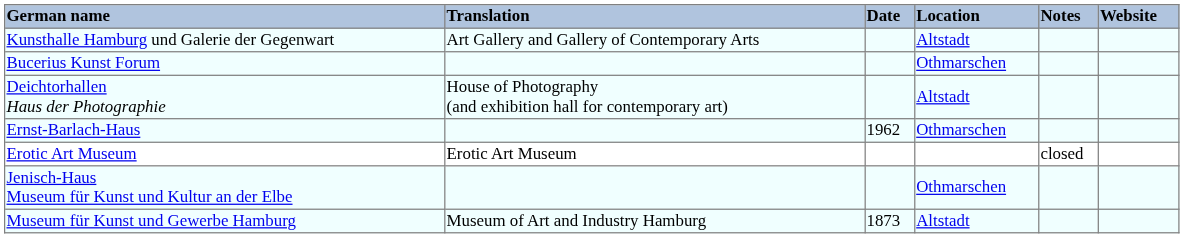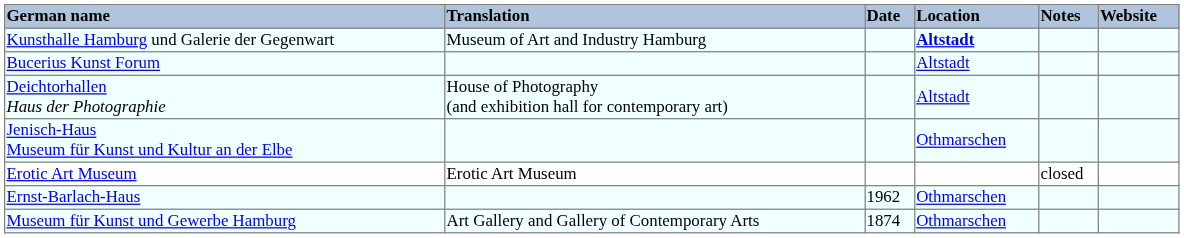(603, 39) Art Gallery and Gallery of Contemporary Arts -> (576, 39) Museum of Art and Industry Hamburg
(943, 39) normal -> (945, 39) bold
(961, 63) Othmarschen -> (943, 63) Altstadt
rows swapped: (73, 130) <-> (150, 187)
(576, 220) Museum of Art and Industry Hamburg -> (603, 220) Art Gallery and Gallery of Contemporary Arts
(883, 220) 1873 -> (883, 220) 1874
(943, 220) Altstadt -> (961, 220) Othmarschen
